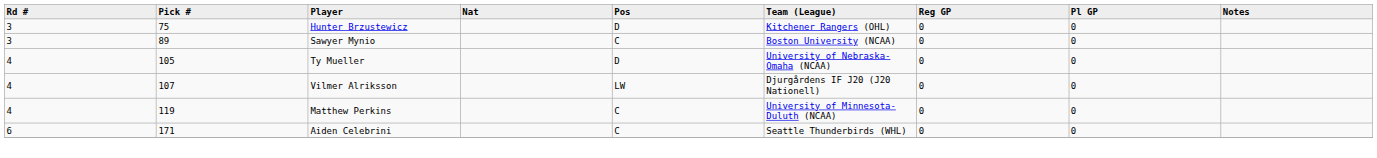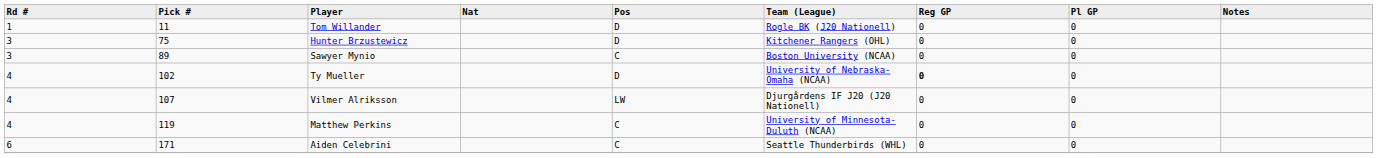+ row: (345, 26)
(167, 61) 105 -> (167, 75) 102
(922, 61) normal -> (922, 75) bold
